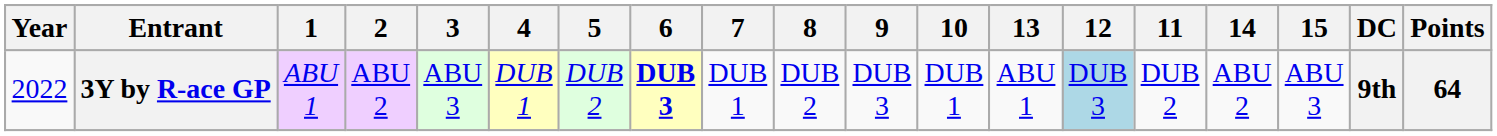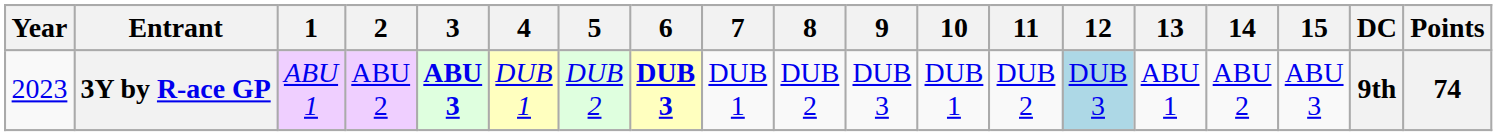columns swapped: (1170, 27) <-> (1026, 27)
(39, 89) 2022 -> (39, 89) 2023
(453, 89) normal -> (453, 89) bold
(1447, 89) 64 -> (1447, 89) 74
